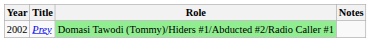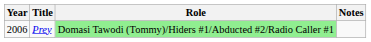(17, 29) 2002 -> (17, 29) 2006
